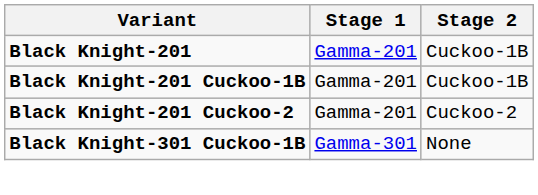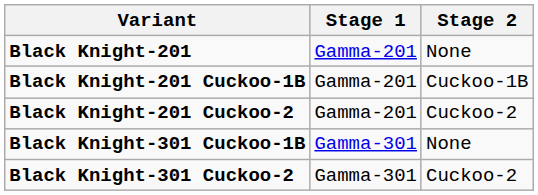(477, 51) Cuckoo-1B -> (449, 51) None
+ row: (152, 175)
